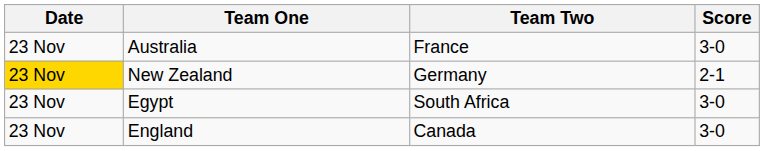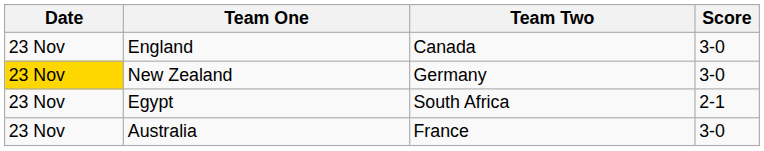rows swapped: (162, 46) <-> (160, 131)
(712, 74) 2-1 -> (712, 74) 3-0
(712, 103) 3-0 -> (712, 103) 2-1
